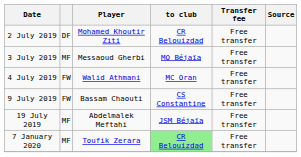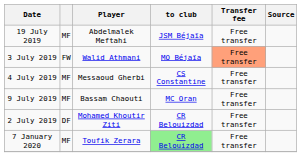rows swapped: (32, 36) <-> (32, 120)
(66, 57) MF -> (66, 57) FW
(111, 57) Messaoud Gherbi -> (111, 57) Walid Athmani
(239, 57) no background -> (239, 57) lightsalmon background
(66, 78) FW -> (66, 78) MF
(111, 78) Walid Athmani -> (111, 78) Messaoud Gherbi
(181, 78) MC Oran -> (181, 78) CS Constantine
(66, 99) FW -> (66, 99) MF
(181, 99) CS Constantine -> (181, 99) MC Oran
